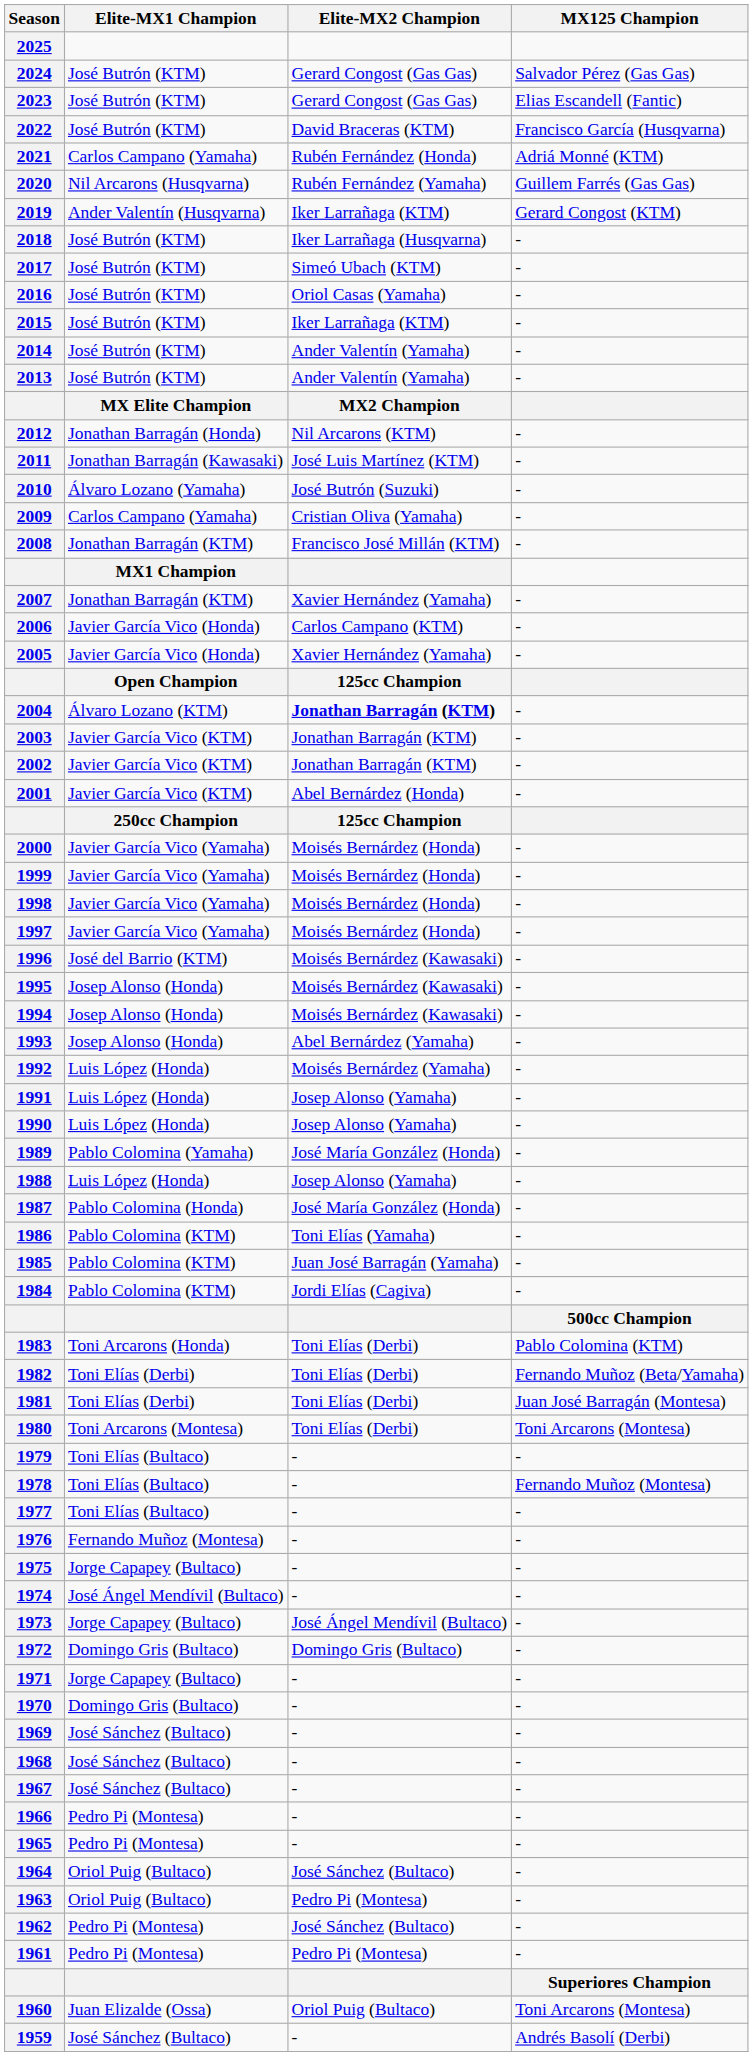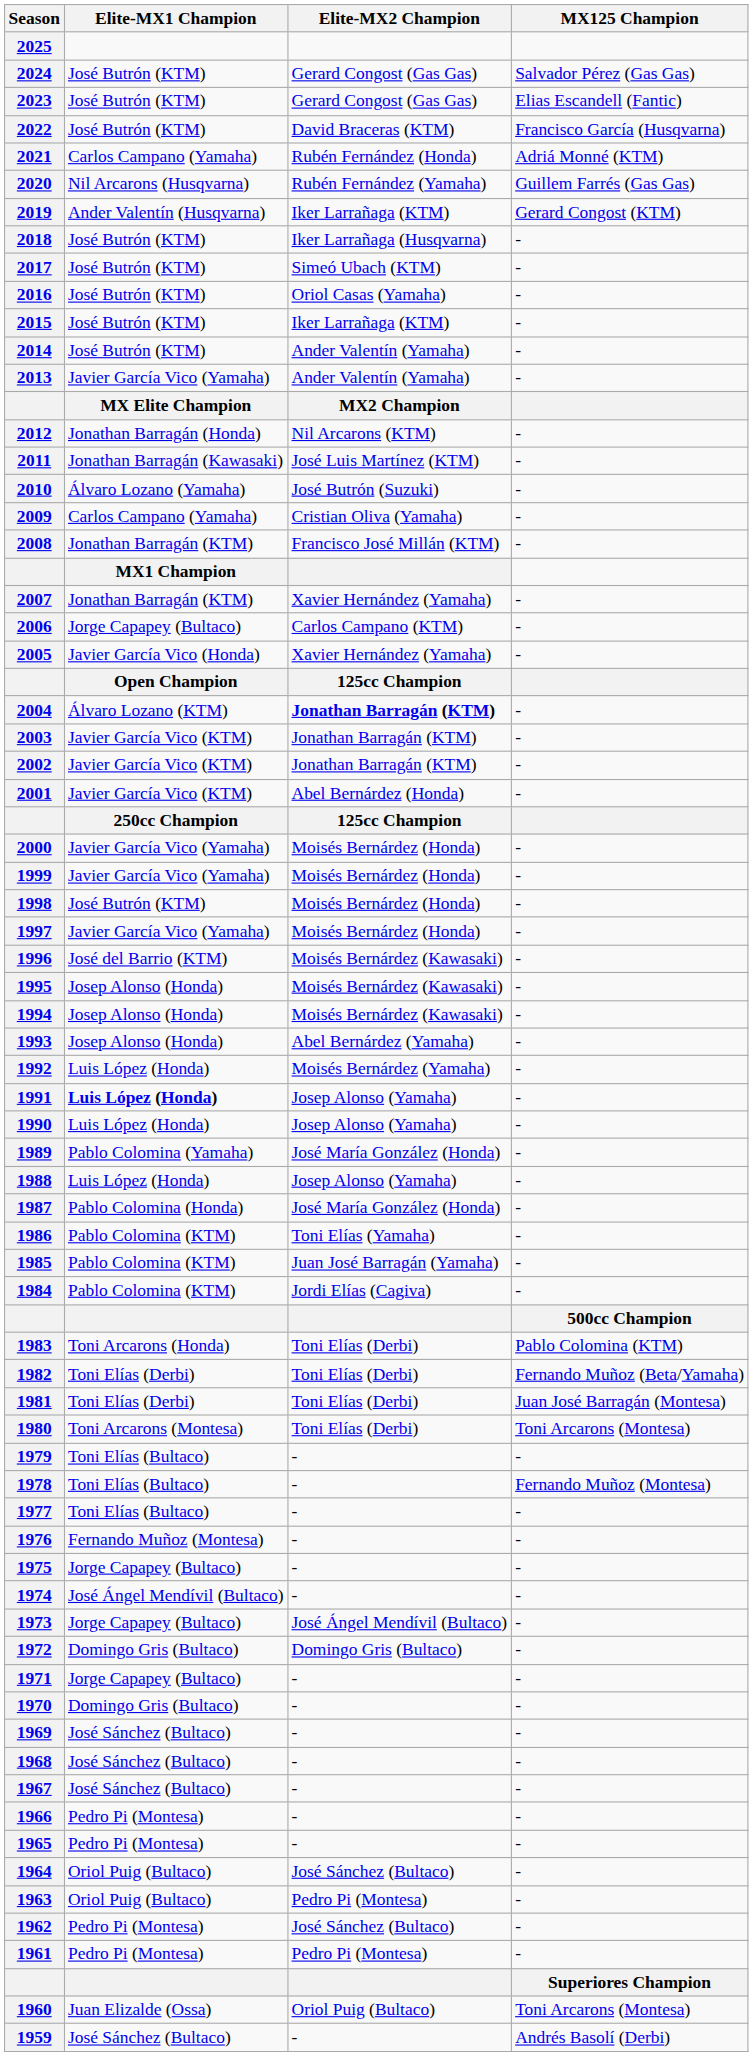(137, 377) José Butrón (KTM) -> (169, 377) Javier García Vico (Yamaha)
(164, 626) Javier García Vico (Honda) -> (154, 626) Jorge Capapey (Bultaco)
(169, 903) Javier García Vico (Yamaha) -> (137, 903) José Butrón (KTM)
(139, 1097) normal -> (143, 1097) bold
